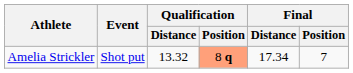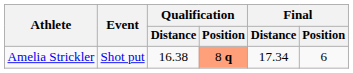(173, 57) 13.32 -> (173, 57) 16.38
(324, 57) 7 -> (324, 57) 6
